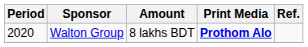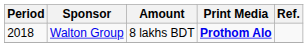(20, 33) 2020 -> (20, 33) 2018
